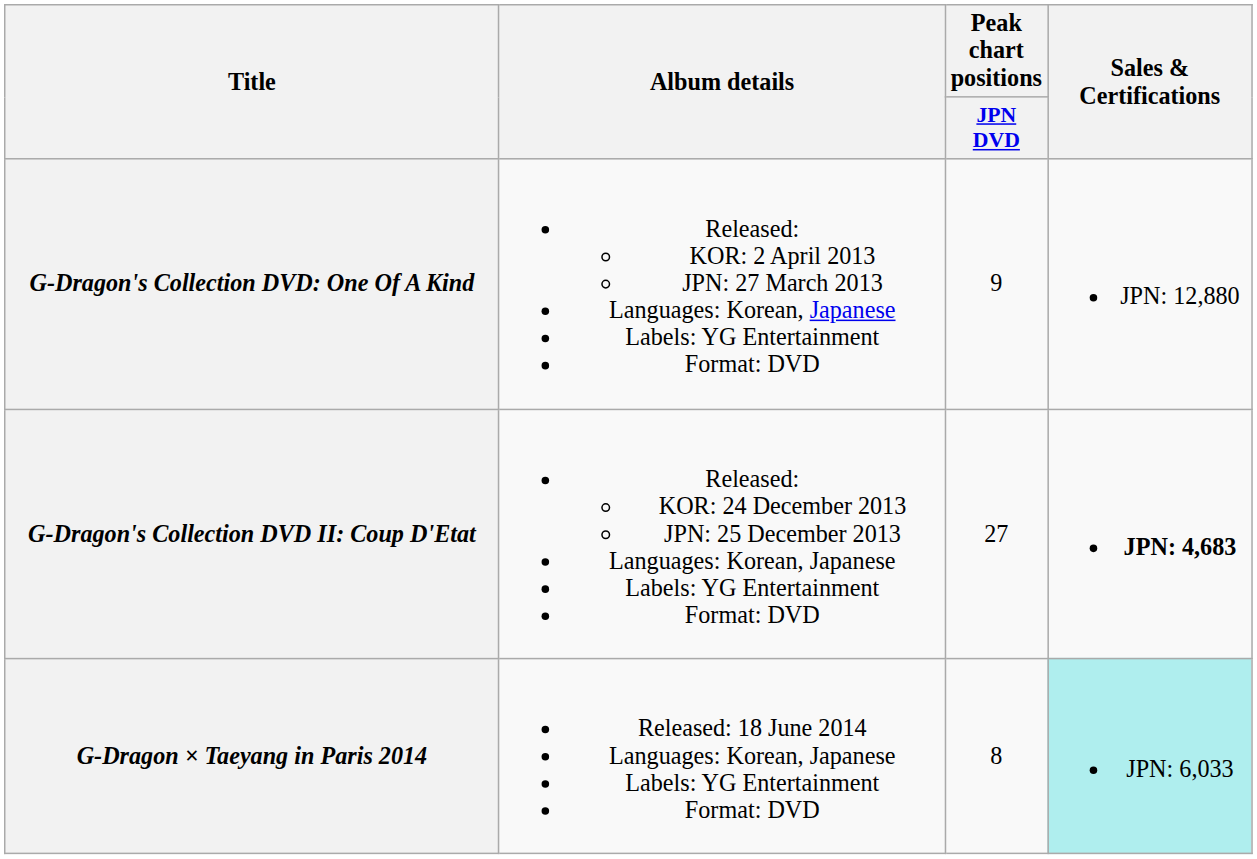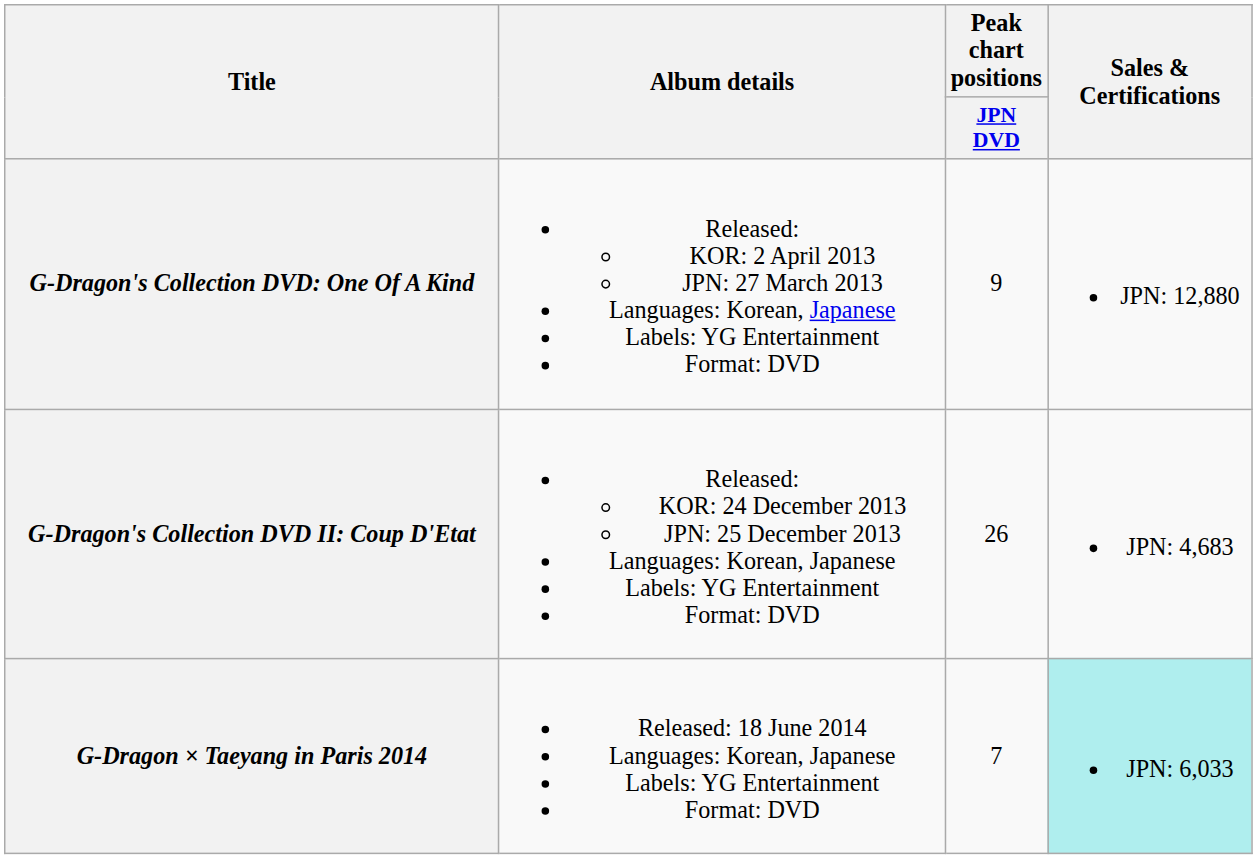(996, 533) 27 -> (996, 533) 26
(1150, 547) bold -> (1150, 547) normal
(996, 755) 8 -> (996, 755) 7
